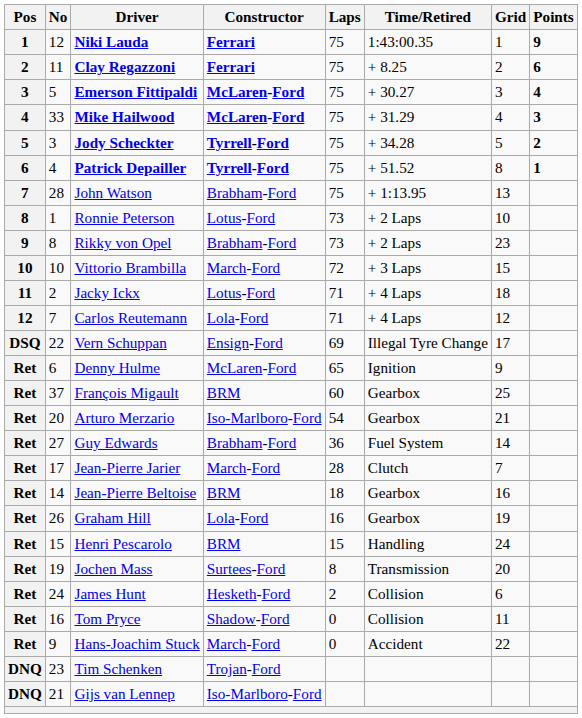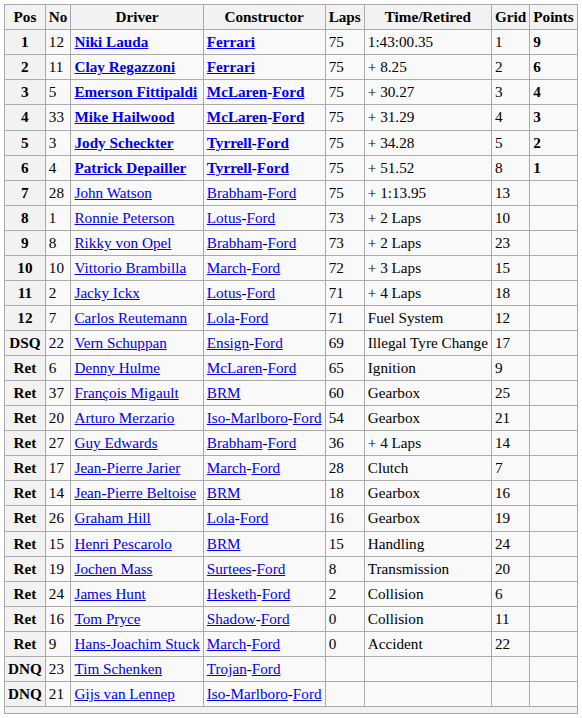(394, 317) + 4 Laps -> (406, 317) Fuel System
(406, 443) Fuel System -> (394, 443) + 4 Laps
